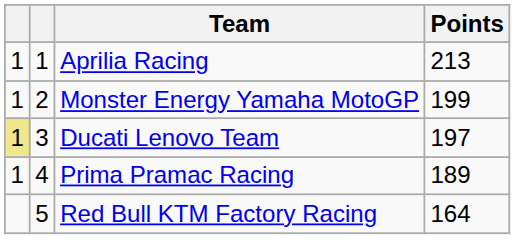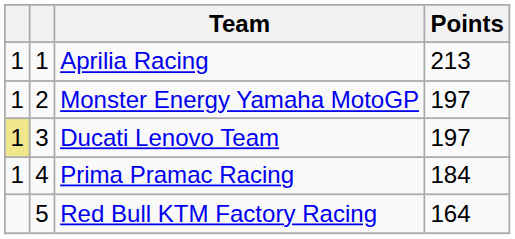(450, 99) 199 -> (450, 99) 197
(450, 175) 189 -> (450, 175) 184
